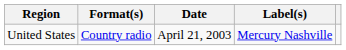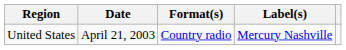columns swapped: (194, 14) <-> (116, 14)
